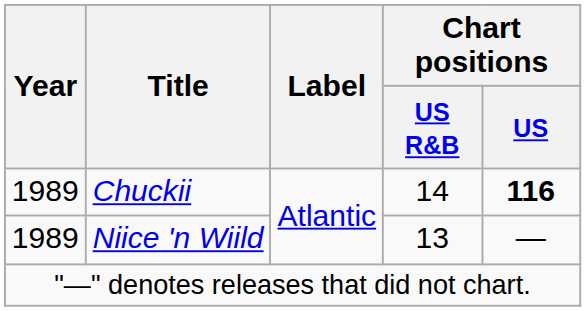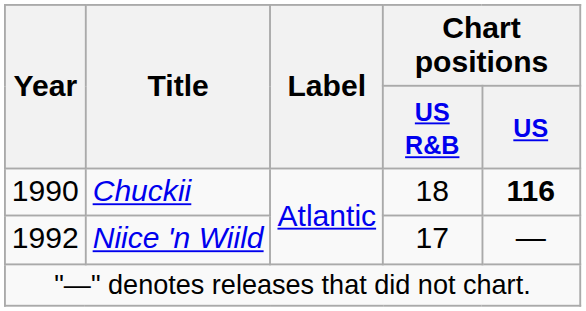(45, 191) 1989 -> (45, 191) 1990
(432, 191) 14 -> (432, 191) 18
(45, 239) 1989 -> (45, 239) 1992
(432, 239) 13 -> (432, 239) 17
